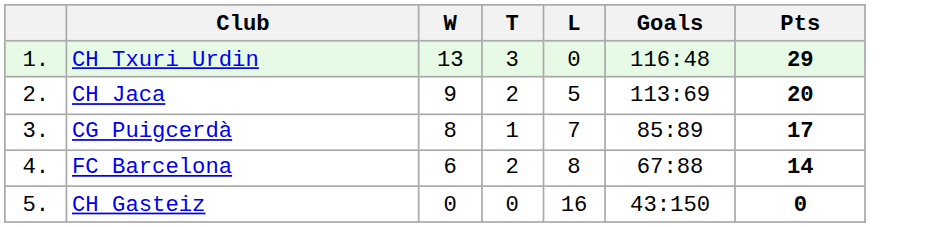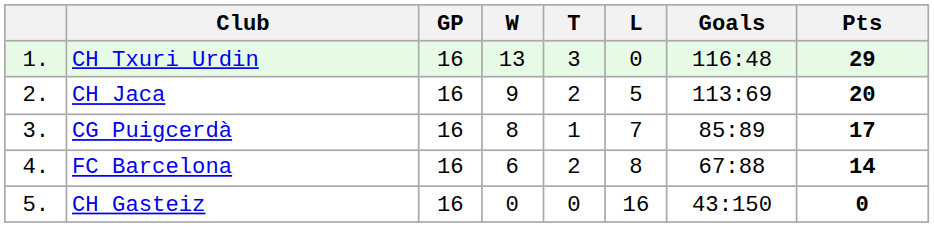+ column: (450, 23)
